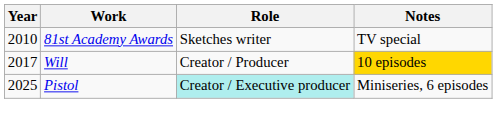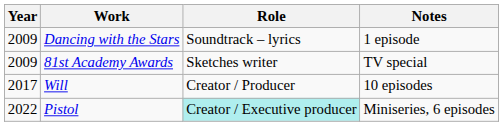+ row: (112, 39)
(23, 39) 2010 -> (23, 62) 2009
(392, 62) gold background -> (398, 86) no background
(23, 86) 2025 -> (23, 109) 2022
